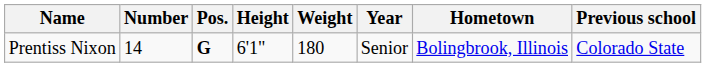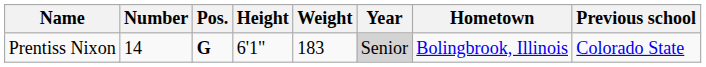(311, 47) 180 -> (311, 47) 183
(384, 47) no background -> (384, 47) lightgrey background
